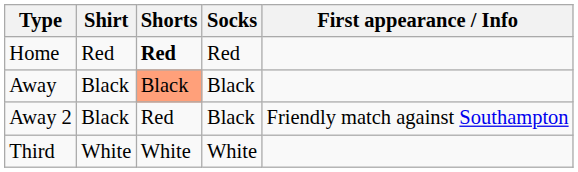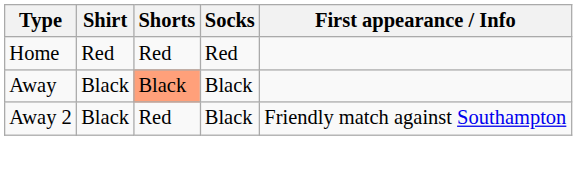(158, 53) bold -> (155, 53) normal
- row: (32, 150)
